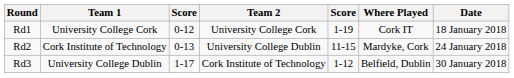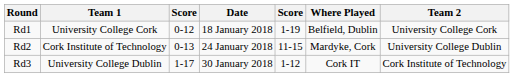columns swapped: (264, 13) <-> (471, 13)
(396, 30) Cork IT -> (343, 30) Belfield, Dublin
(396, 64) Belfield, Dublin -> (343, 64) Cork IT
